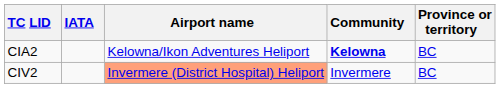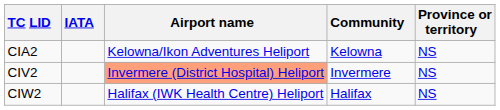(358, 51) bold -> (356, 51) normal
(427, 51) BC -> (427, 51) NS
(427, 72) BC -> (427, 72) NS
+ row: (24, 94)
